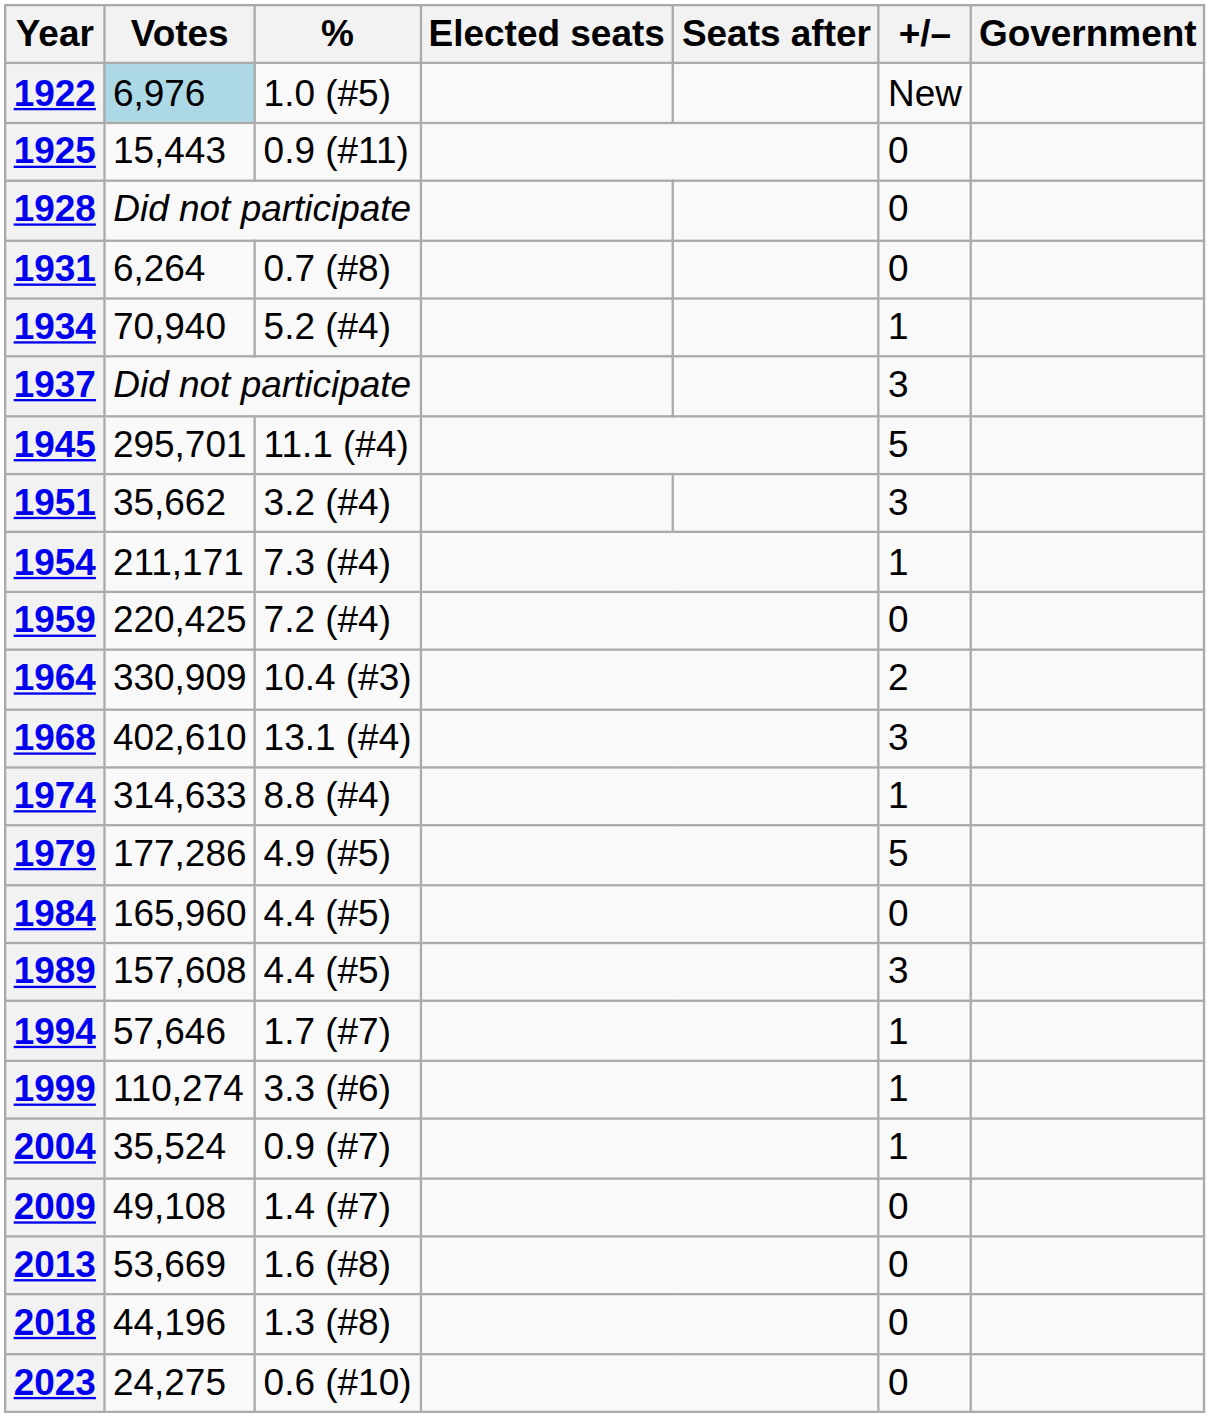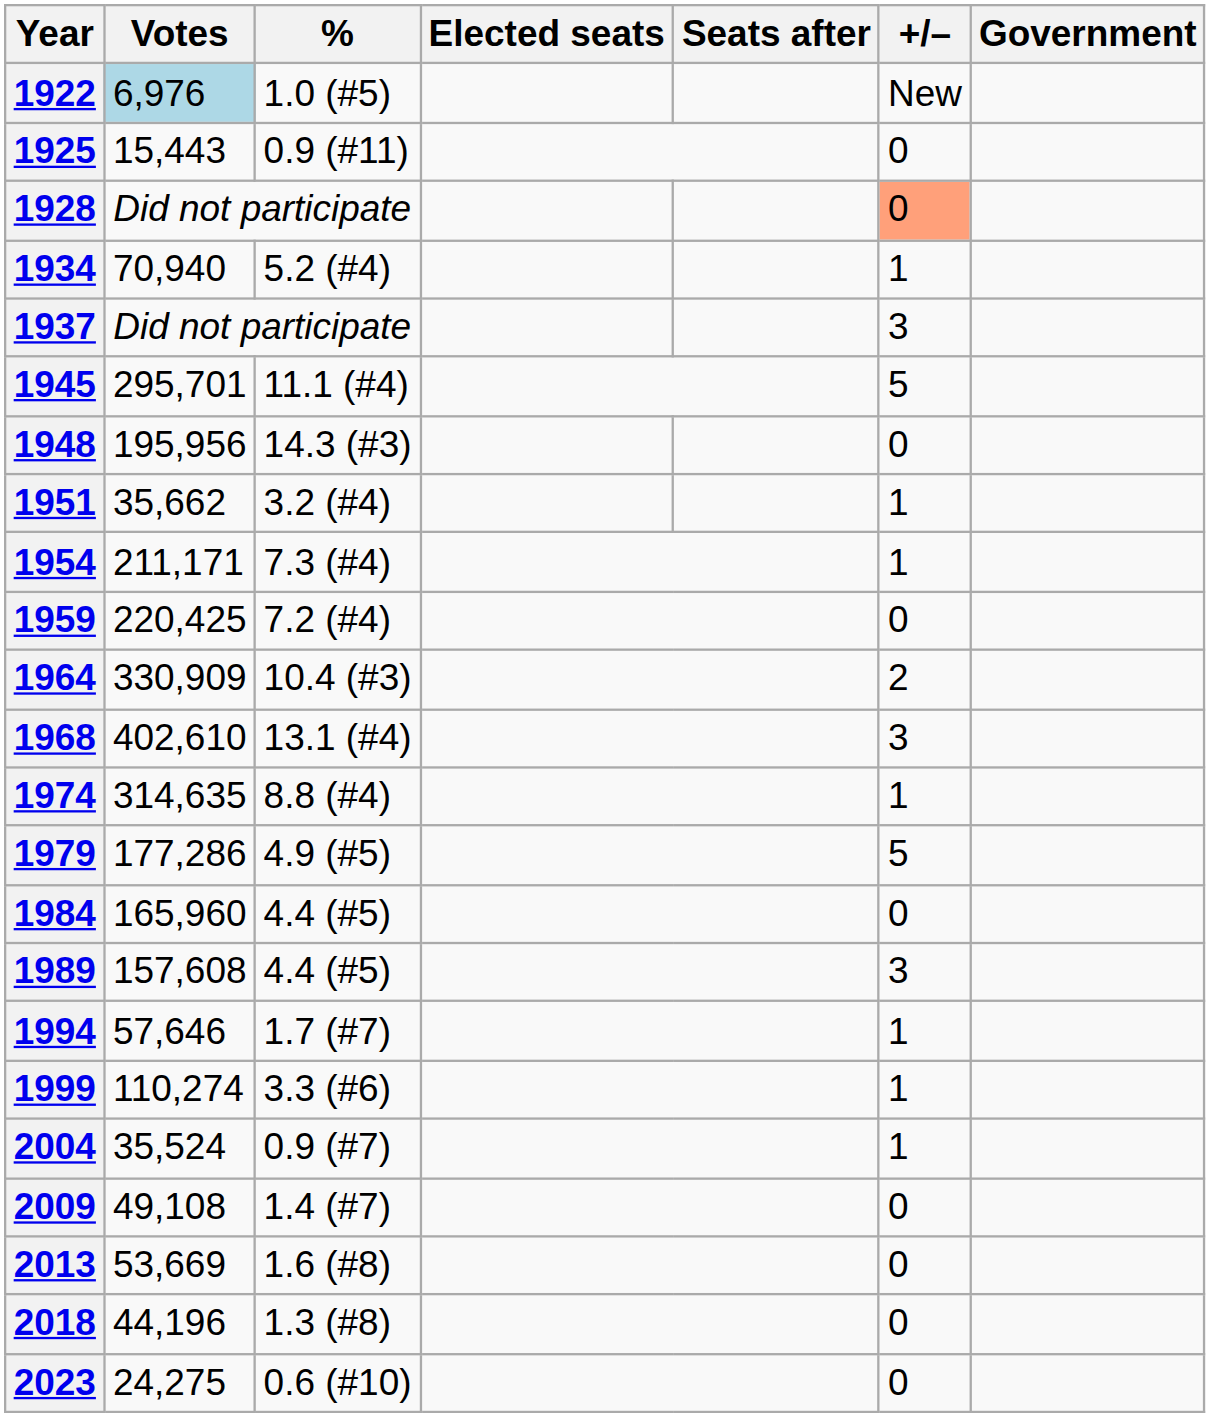(898, 209) no background -> (898, 209) lightsalmon background
- row: (55, 268)
+ row: (55, 444)
(898, 502) 3 -> (898, 502) 1
(180, 795) 314,633 -> (180, 795) 314,635
